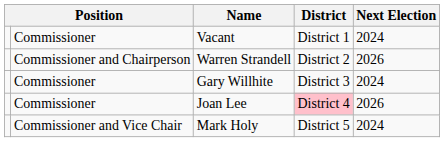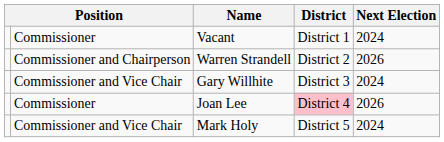(55, 81) Commissioner -> (98, 81) Commissioner and Vice Chair
